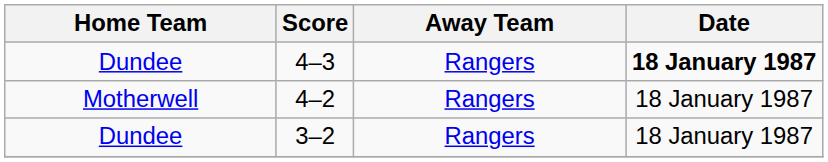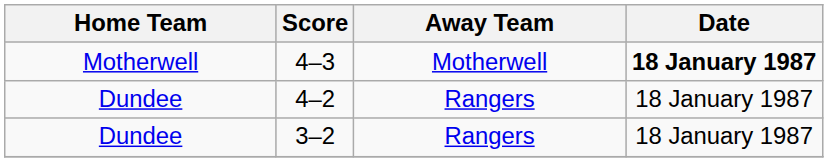(141, 61) Dundee -> (141, 61) Motherwell
(490, 61) Rangers -> (490, 61) Motherwell
(141, 99) Motherwell -> (141, 99) Dundee
